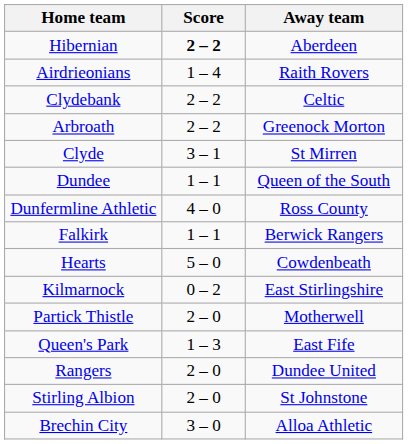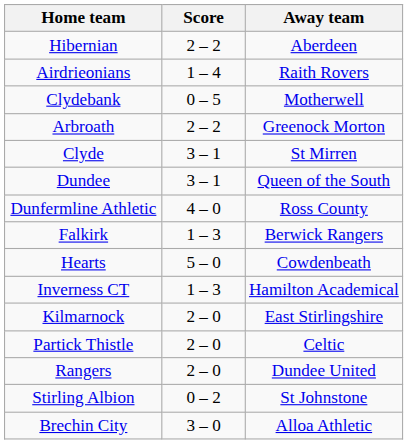(204, 45) bold -> (204, 45) normal
(204, 99) 2 – 2 -> (204, 99) 0 – 5
(324, 99) Celtic -> (324, 99) Motherwell
(204, 180) 1 – 1 -> (204, 180) 3 – 1
(204, 235) 1 – 1 -> (204, 235) 1 – 3
+ row: (83, 289)
(204, 289) 0 – 2 -> (204, 316) 2 – 0
(324, 316) Motherwell -> (324, 343) Celtic
- row: (83, 343)
(204, 398) 2 – 0 -> (204, 398) 0 – 2
